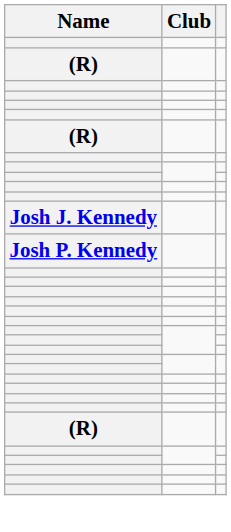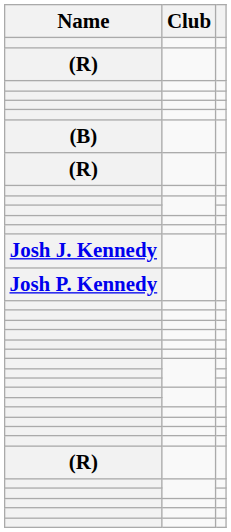+ row: (83, 135)
